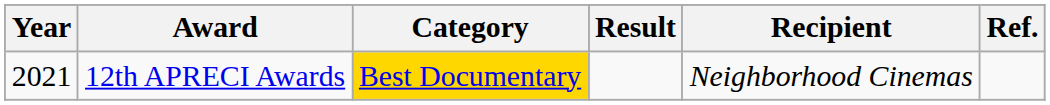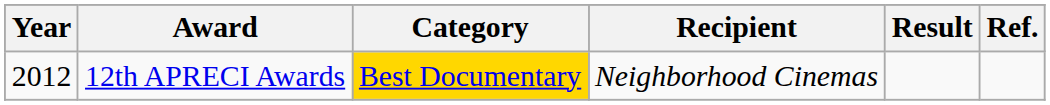columns swapped: (831, 28) <-> (635, 28)
(42, 75) 2021 -> (42, 75) 2012
